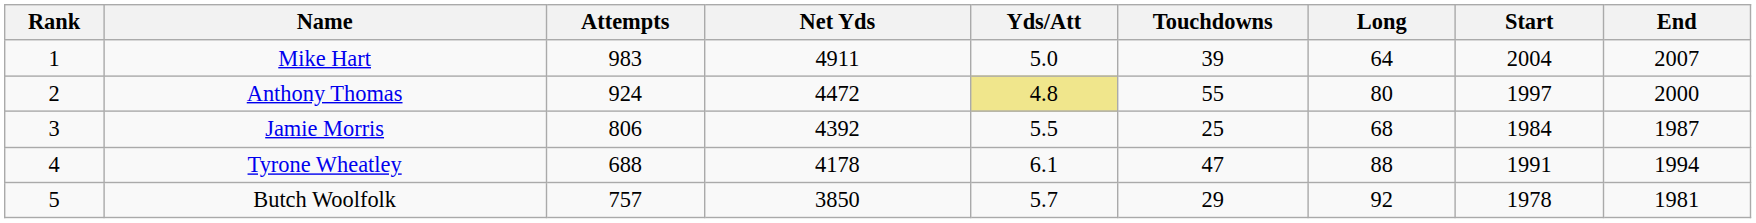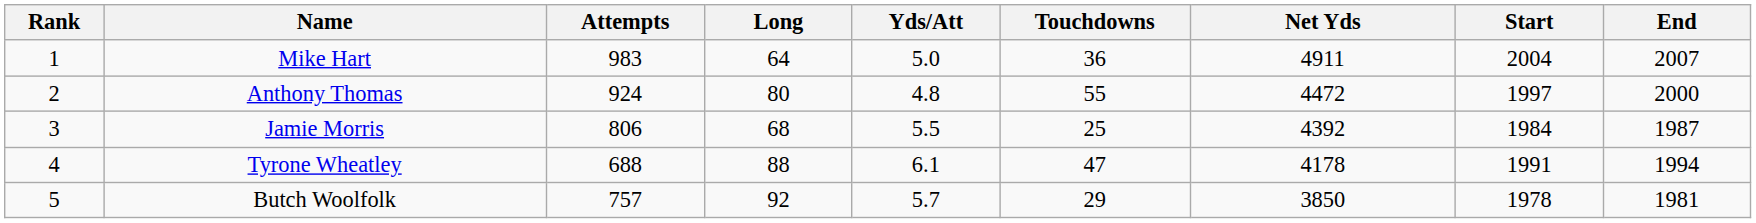columns swapped: (837, 22) <-> (1382, 22)
(1213, 57) 39 -> (1095, 57) 36
(1044, 93) khaki background -> (926, 93) no background
